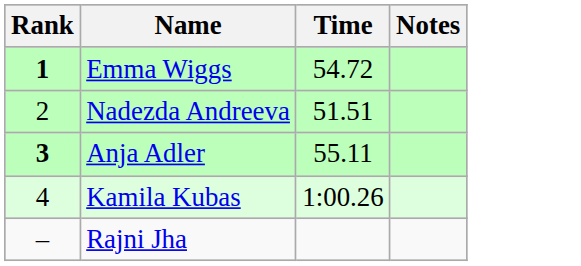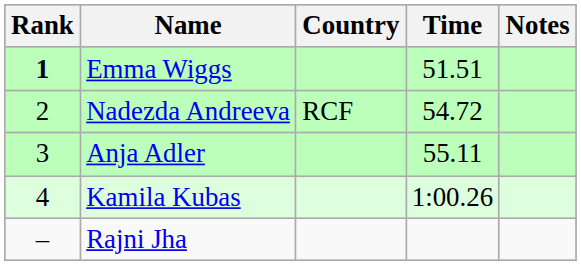+ column: (351, 25)
(343, 68) 54.72 -> (452, 68) 51.51
(343, 111) 51.51 -> (452, 111) 54.72
(42, 153) bold -> (42, 153) normal
